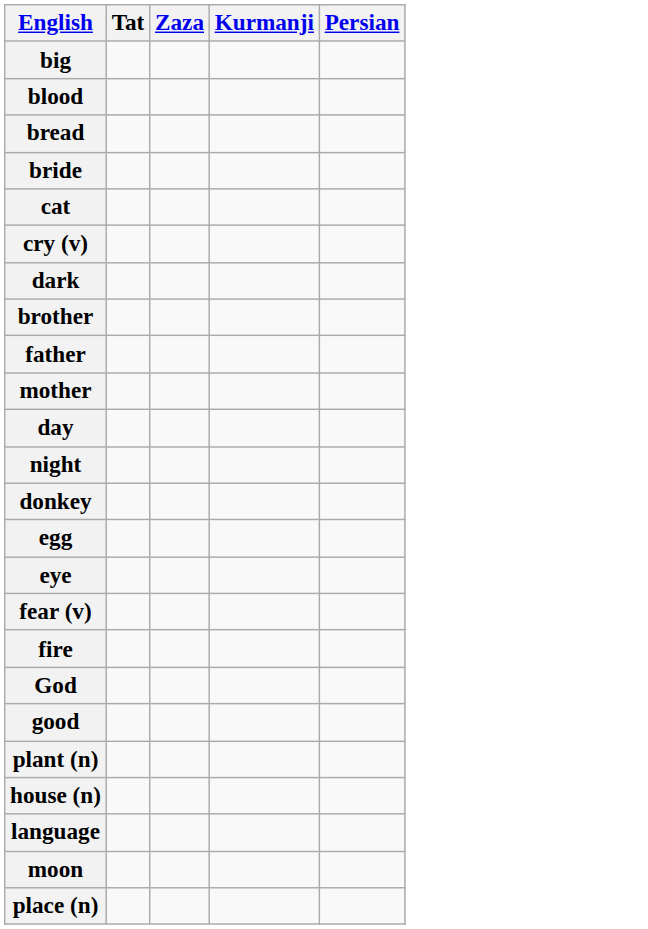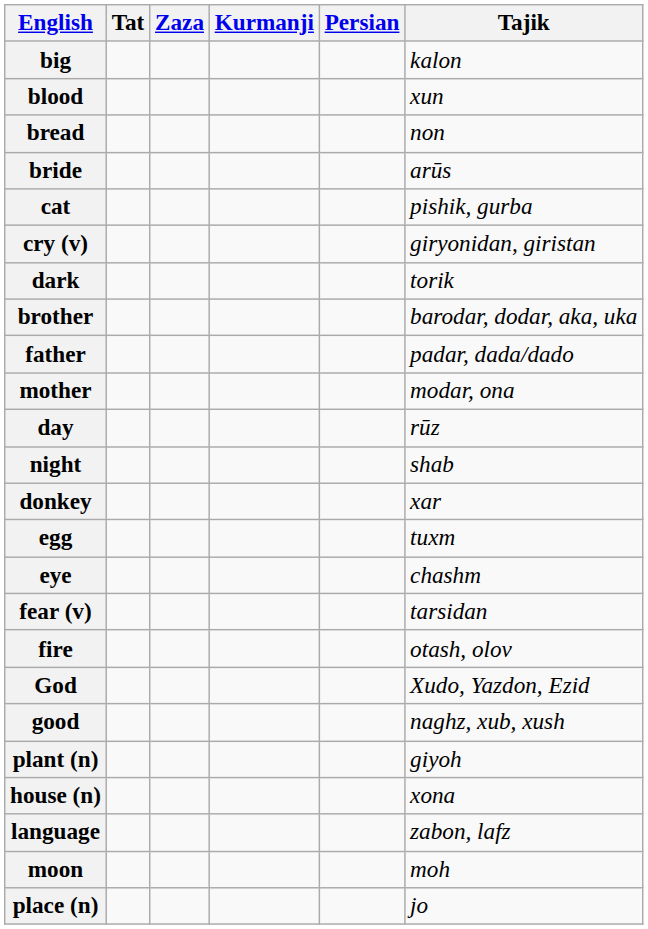+ column: (524, 22)
